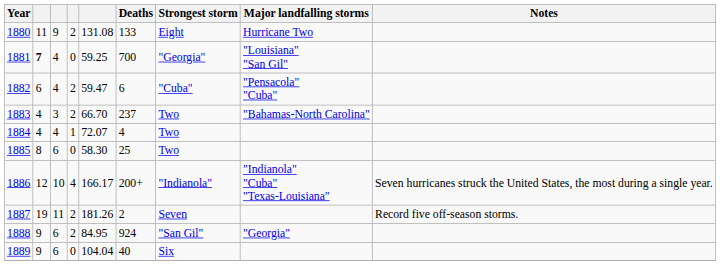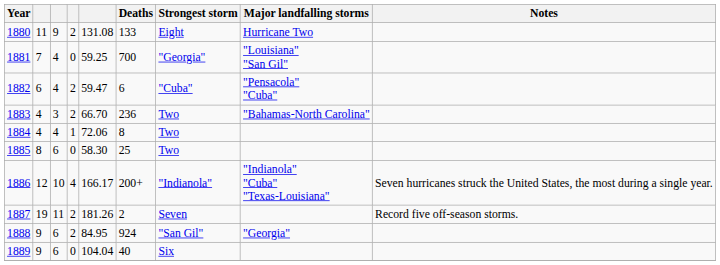(39, 57) bold -> (39, 57) normal
(127, 114) 237 -> (127, 114) 236
(94, 132) 72.07 -> (94, 132) 72.06
(122, 132) 4 -> (122, 132) 8
